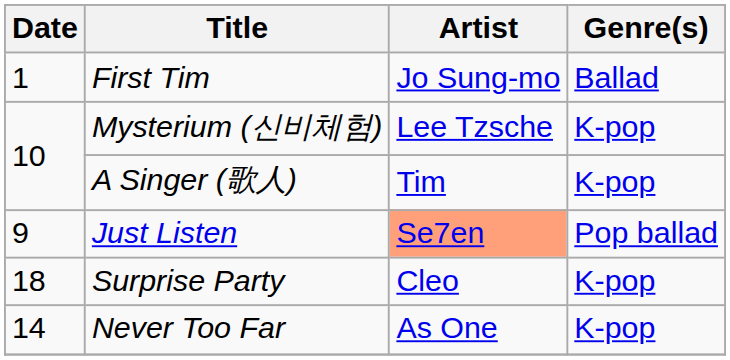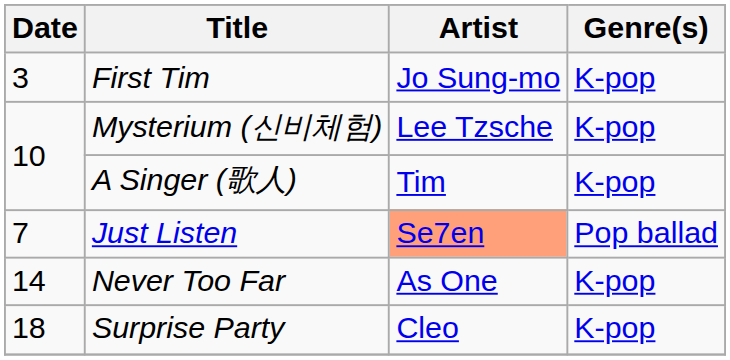(20, 76) 1 -> (20, 76) 3
(617, 76) Ballad -> (615, 76) K-pop
(20, 232) 9 -> (20, 232) 7
rows swapped: (188, 329) <-> (188, 281)
